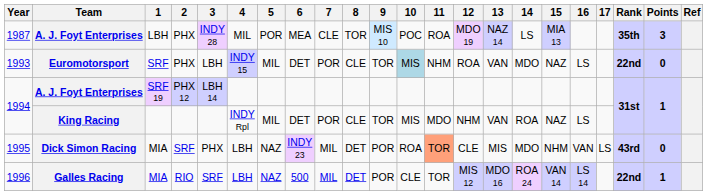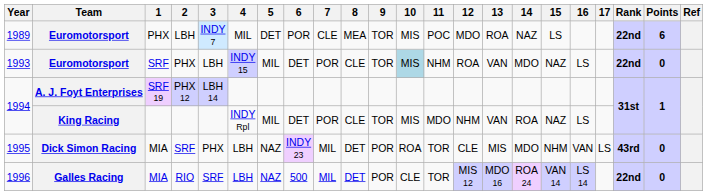- row: (18, 35)
+ row: (18, 35)
(439, 149) lightsalmon background -> (439, 149) no background
(663, 177) 1 -> (662, 177) 0
